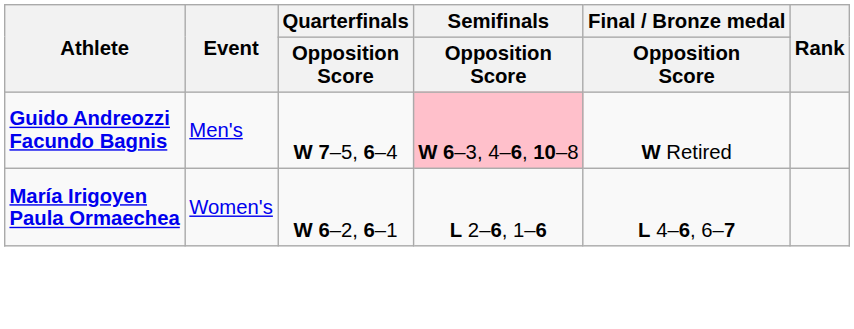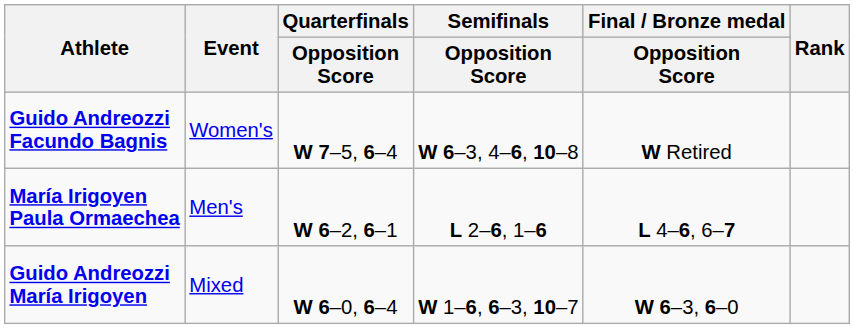(216, 130) Men's -> (231, 130) Women's
(498, 153) pink background -> (498, 153) no background
(231, 208) Women's -> (216, 208) Men's
+ row: (90, 285)
